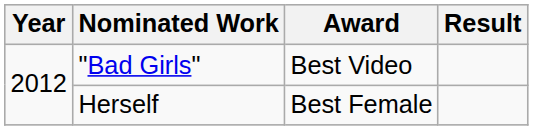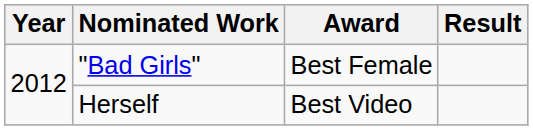(351, 64) Best Video -> (361, 64) Best Female
(361, 104) Best Female -> (351, 104) Best Video
